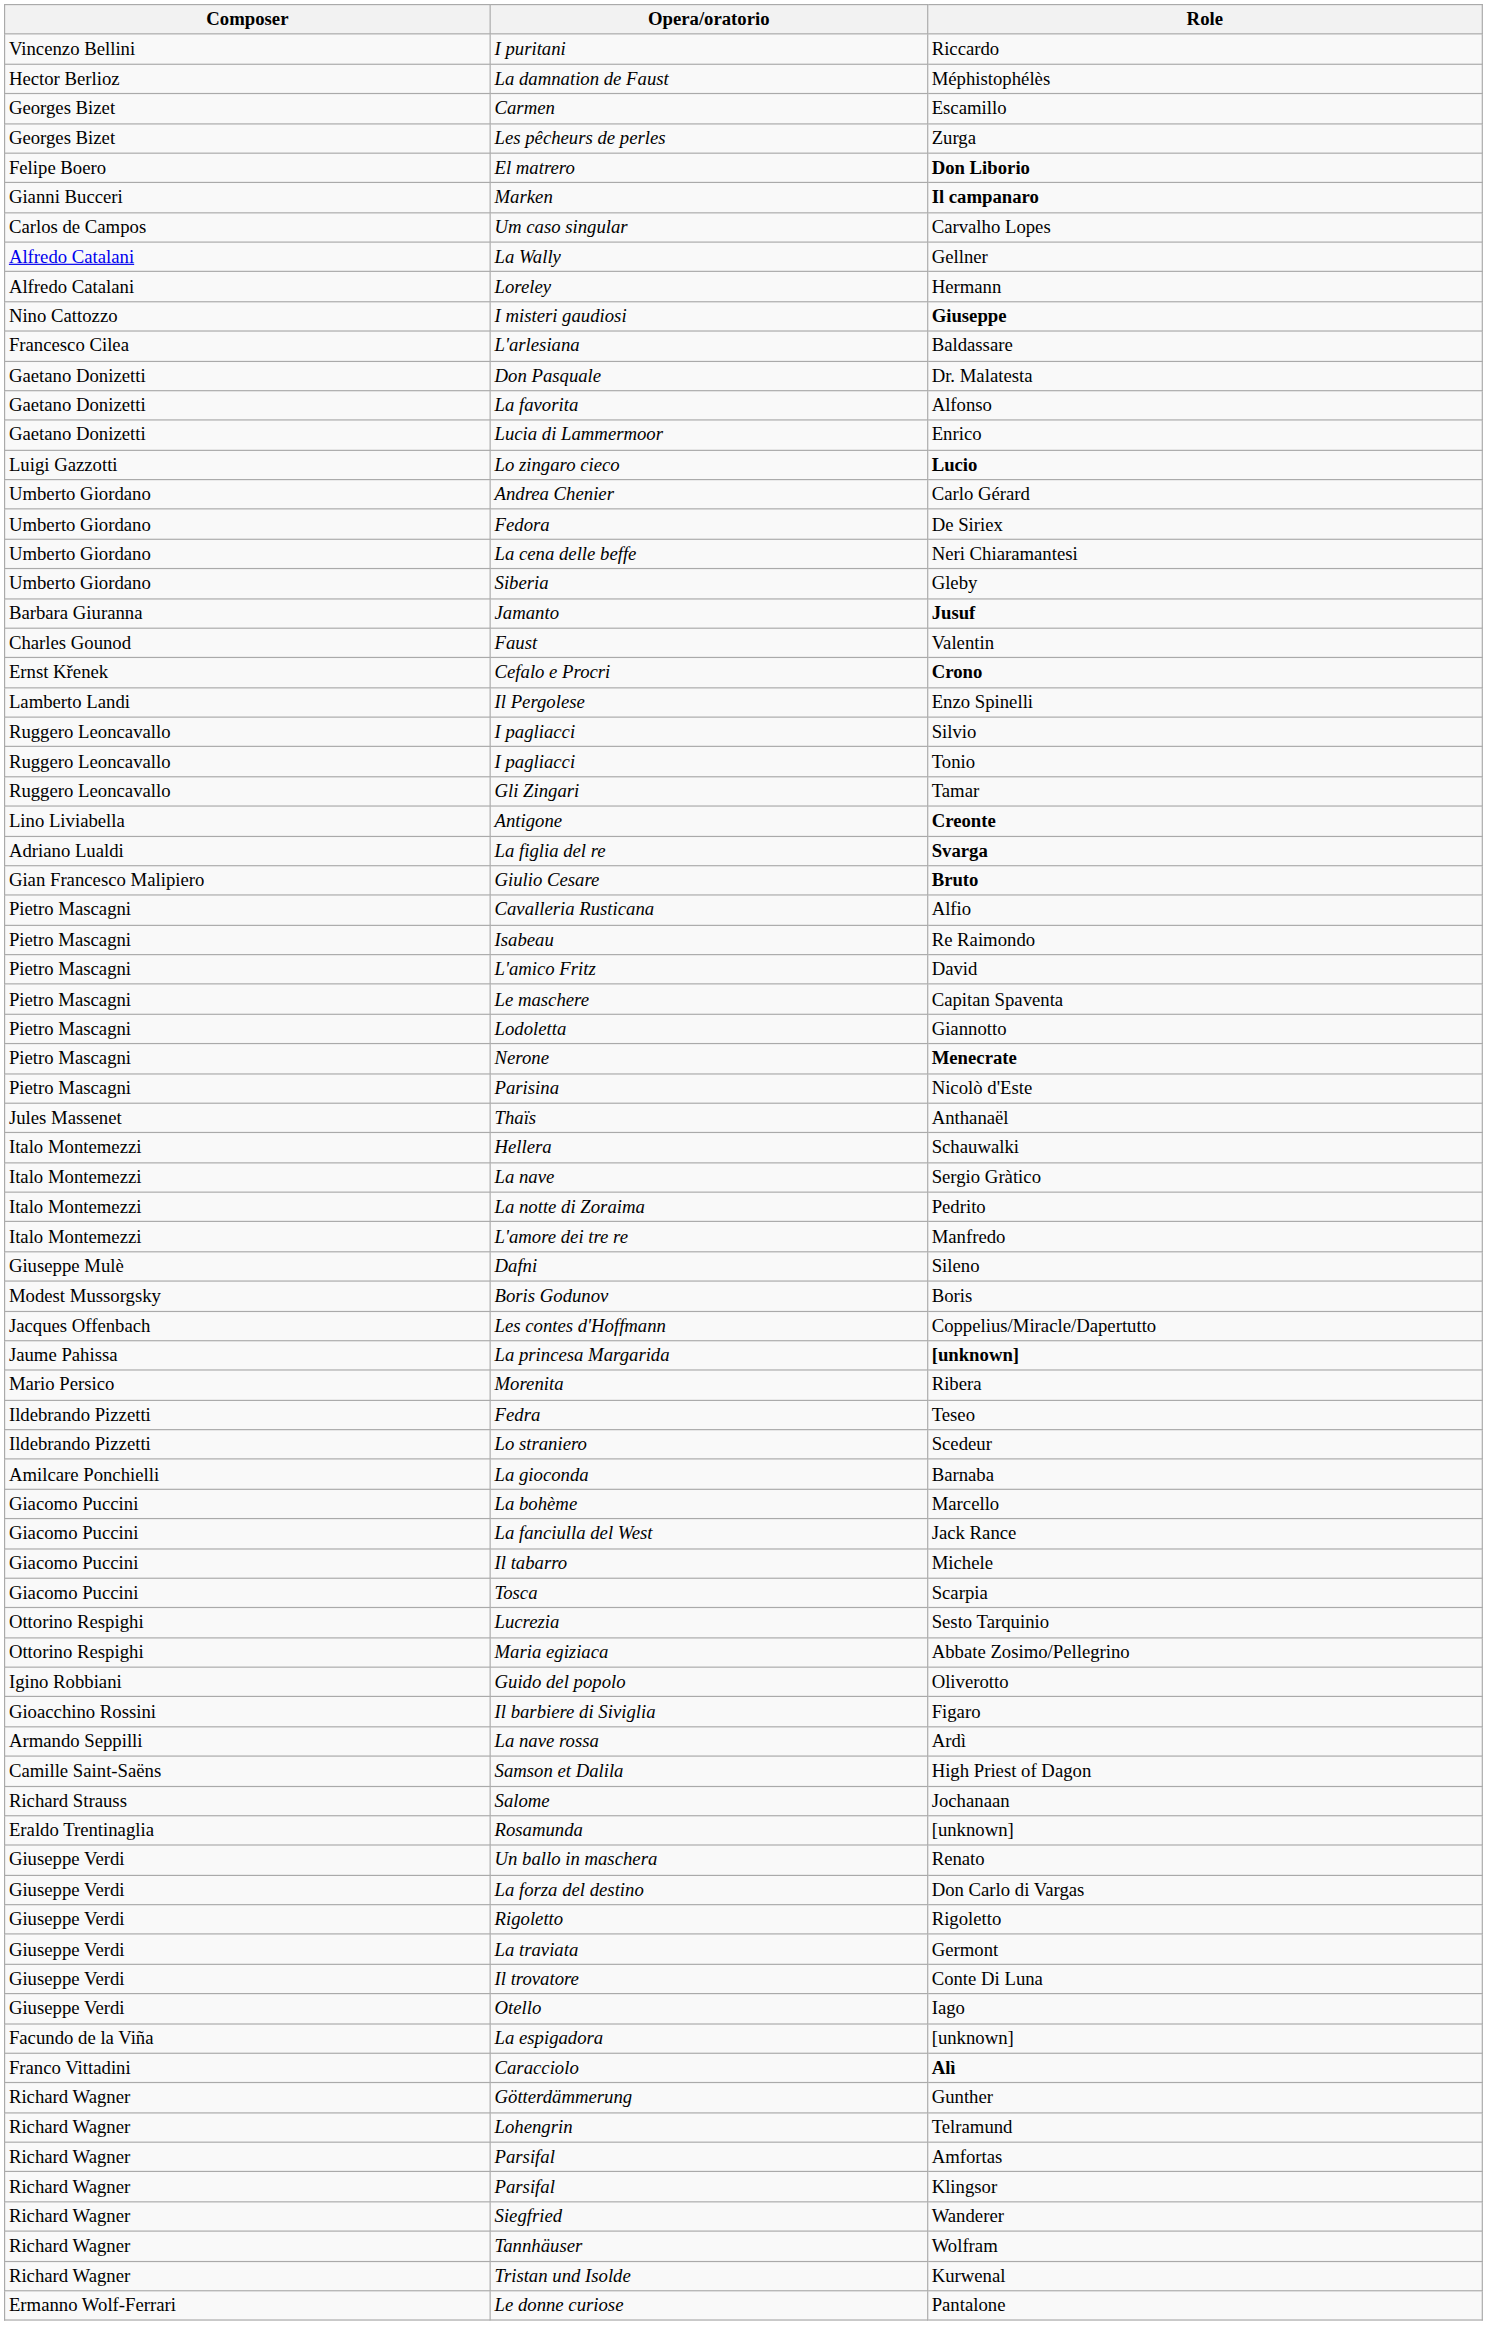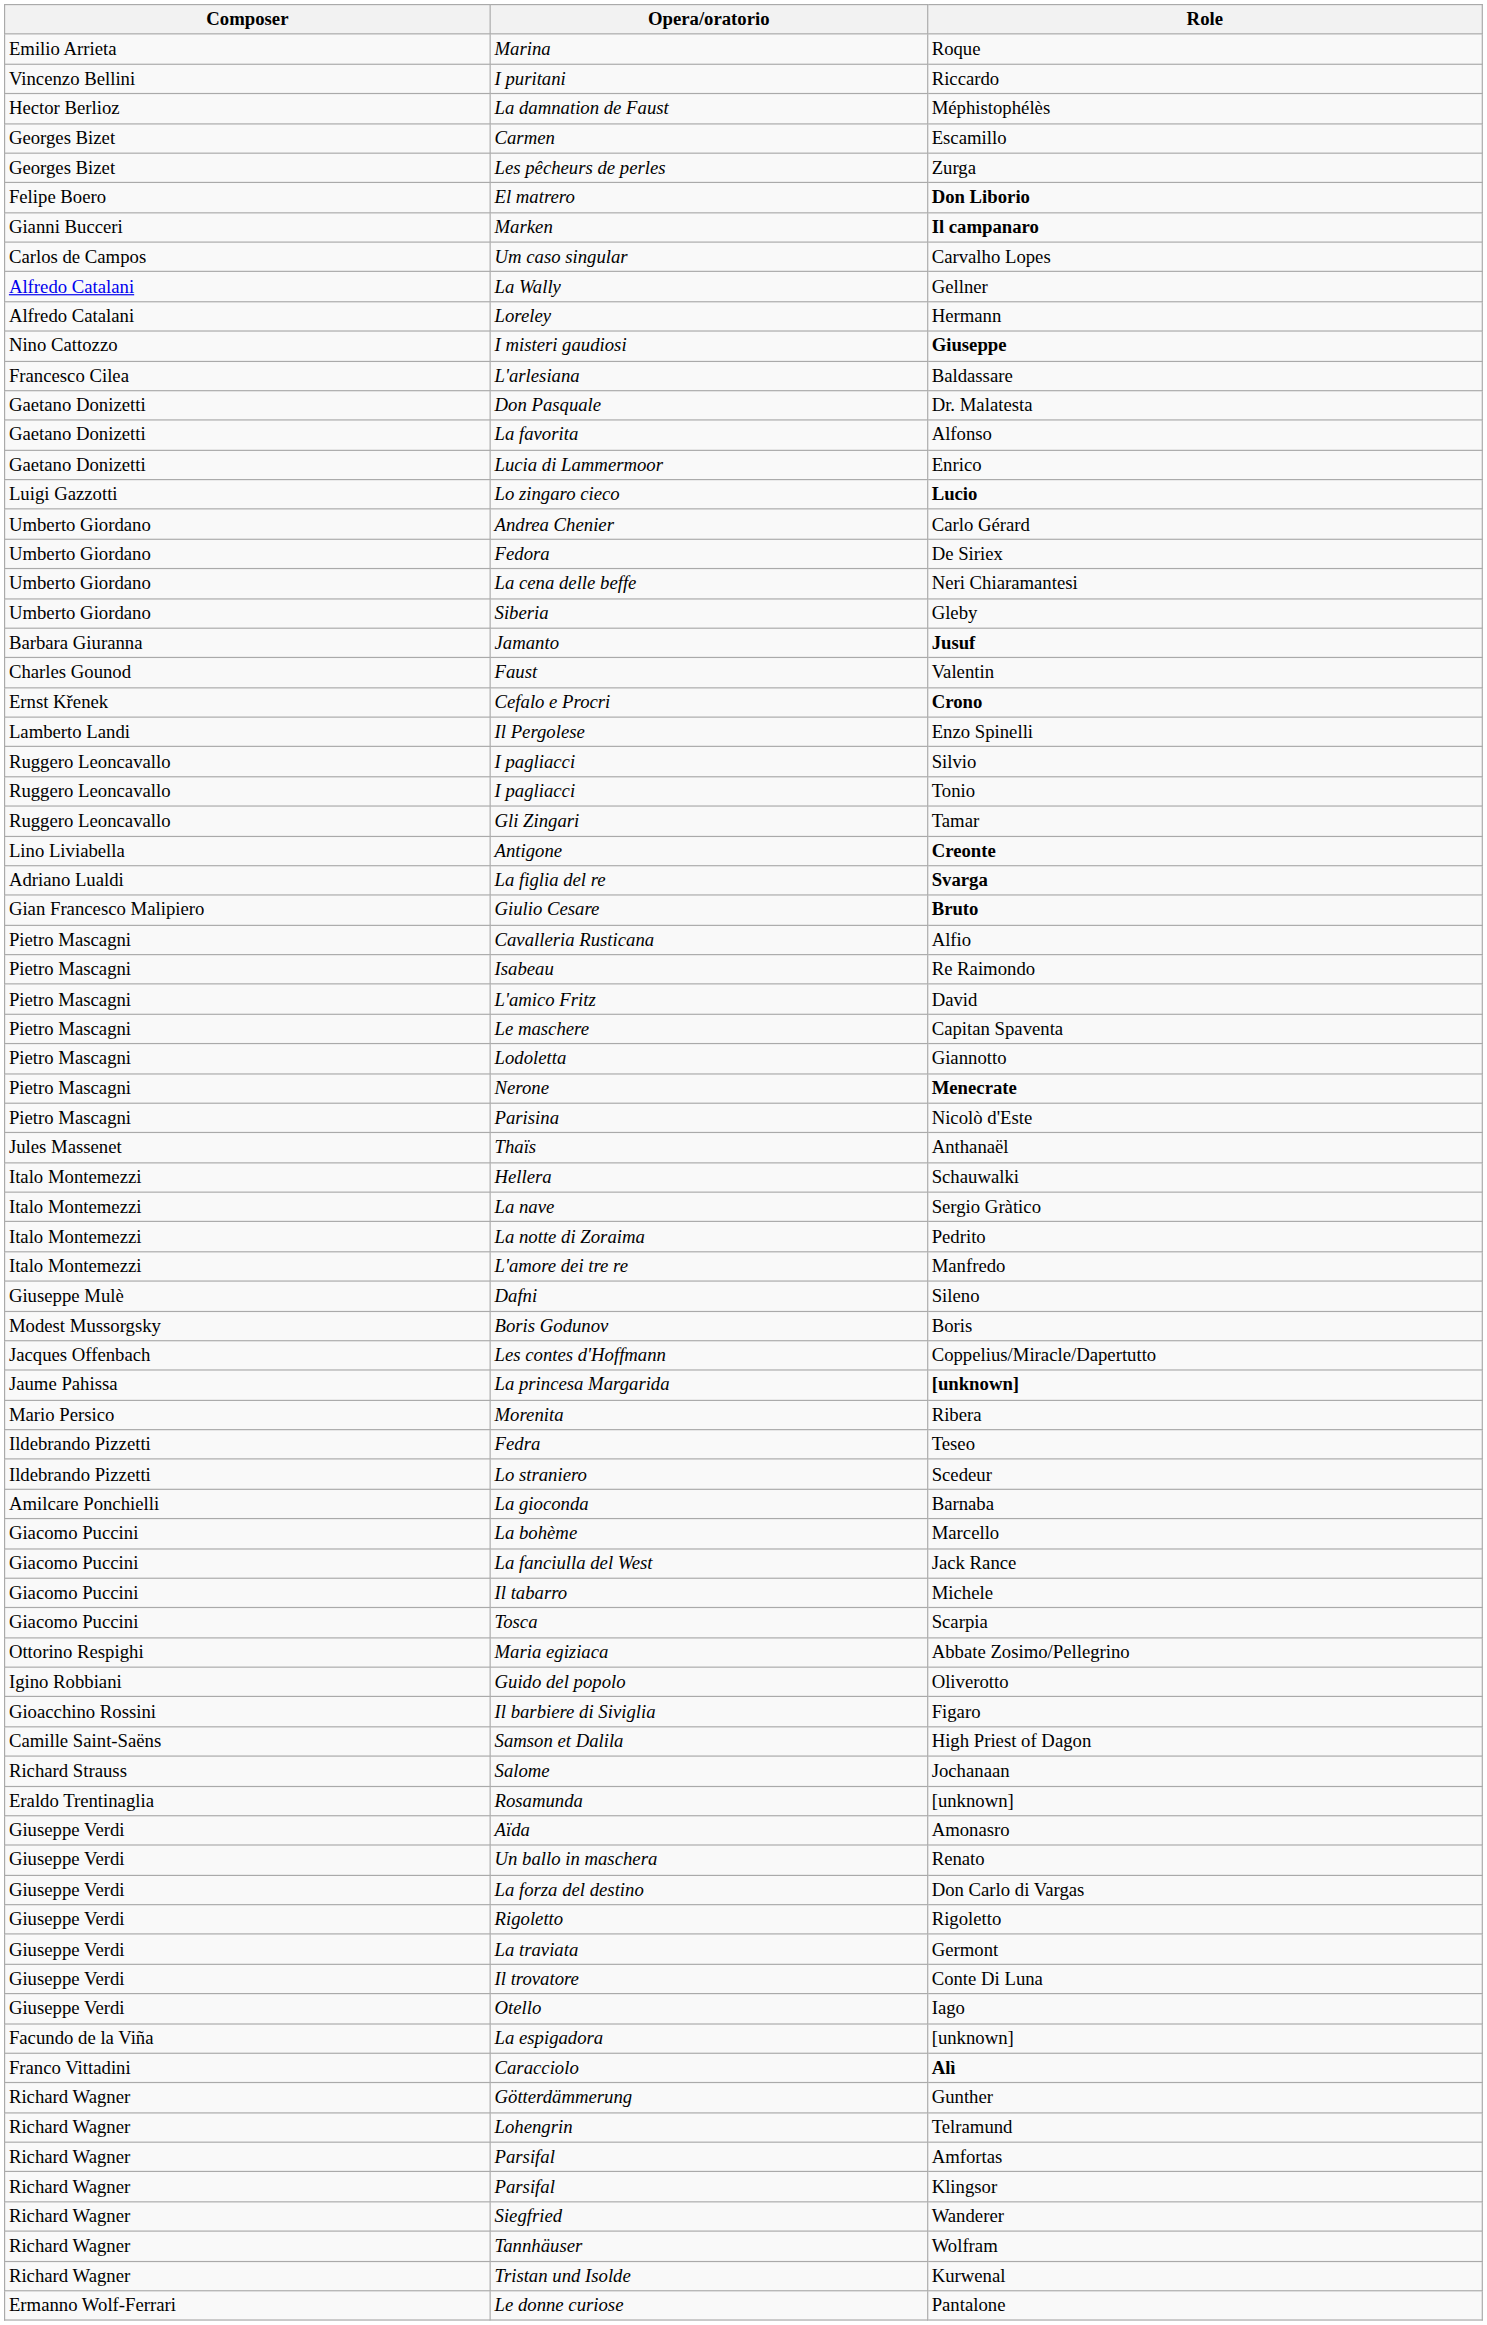+ row: (523, 49)
- row: (527, 1622)
- row: (547, 1741)
+ row: (512, 1830)
